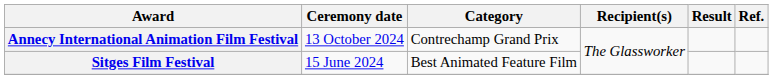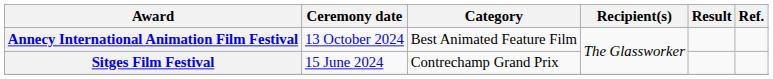(485, 39) Contrechamp Grand Prix -> (494, 39) Best Animated Feature Film
(494, 62) Best Animated Feature Film -> (485, 62) Contrechamp Grand Prix
